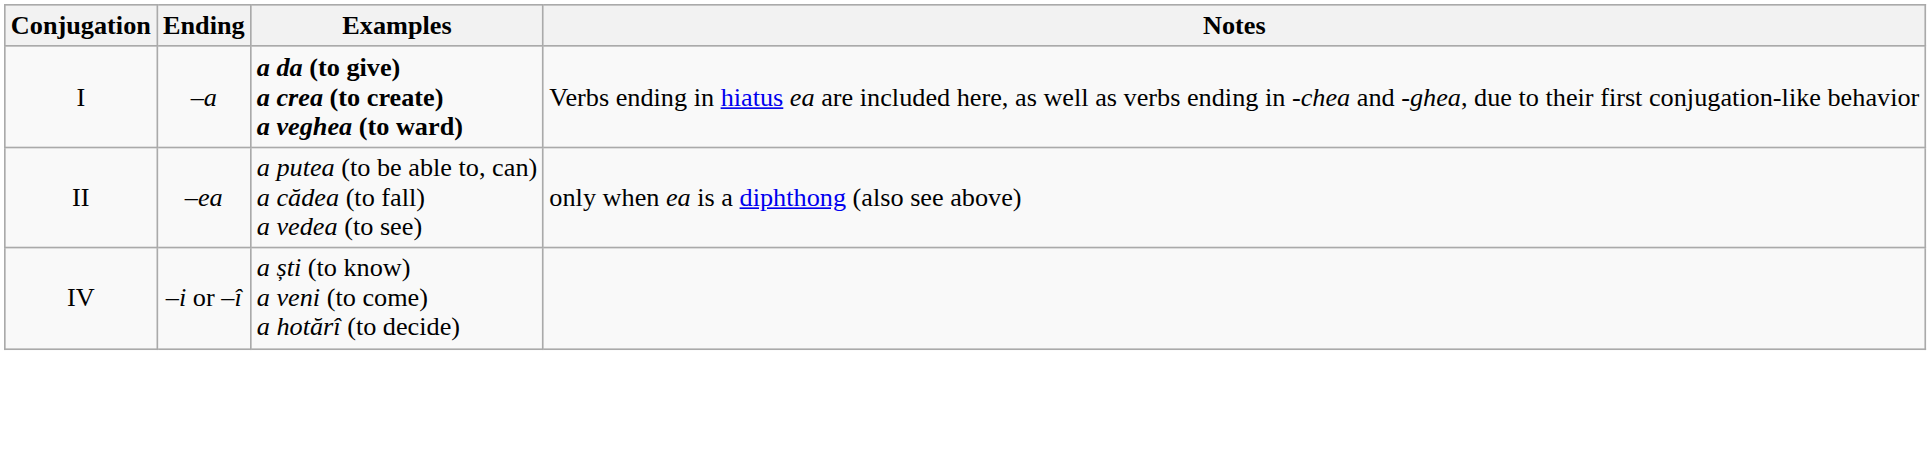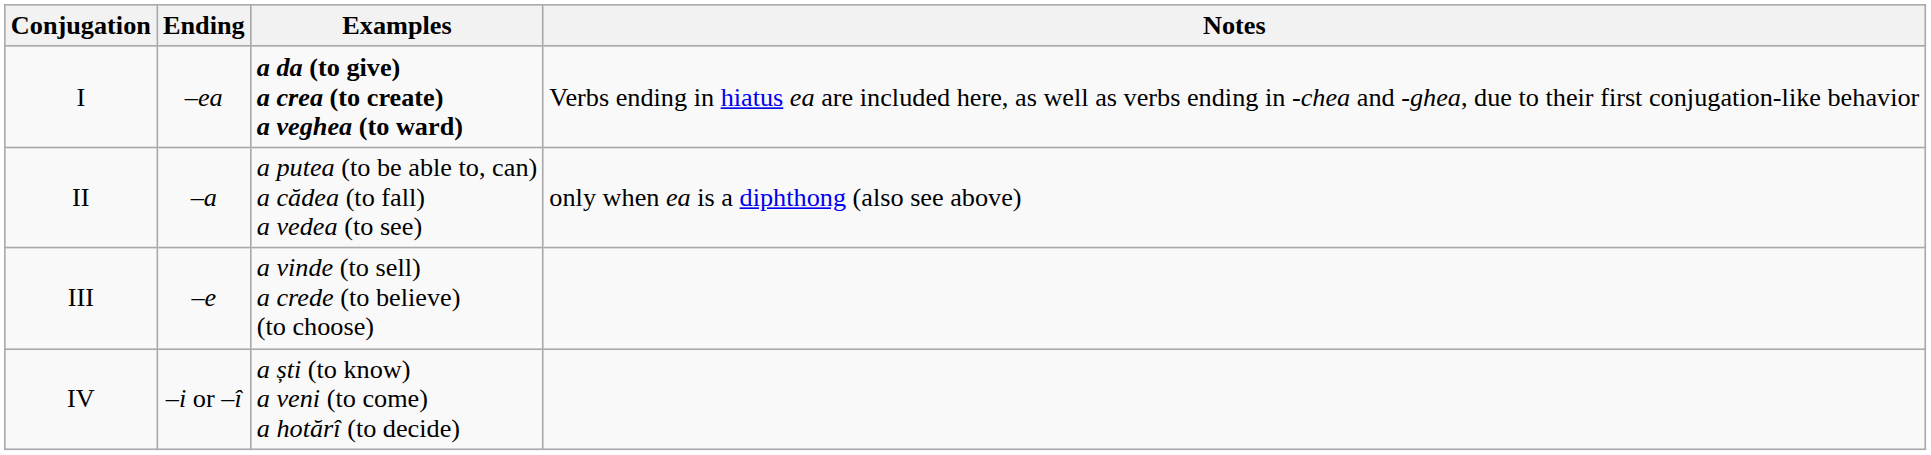(204, 96) –a -> (204, 96) –ea
(204, 197) –ea -> (204, 197) –a
+ row: (81, 297)
